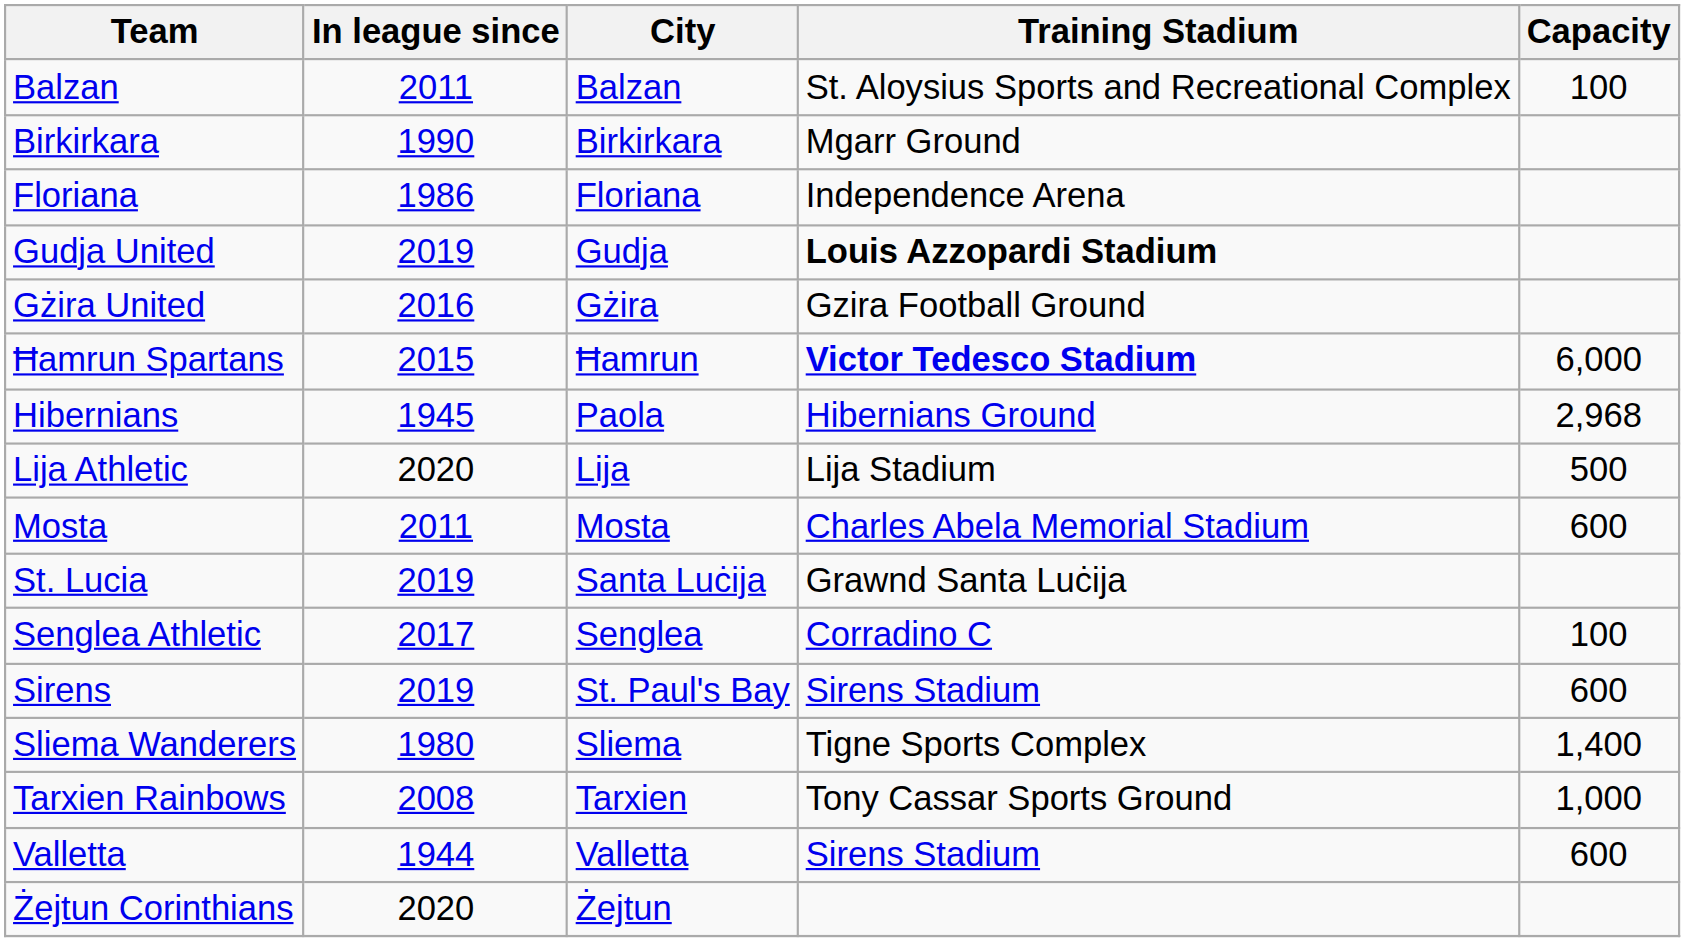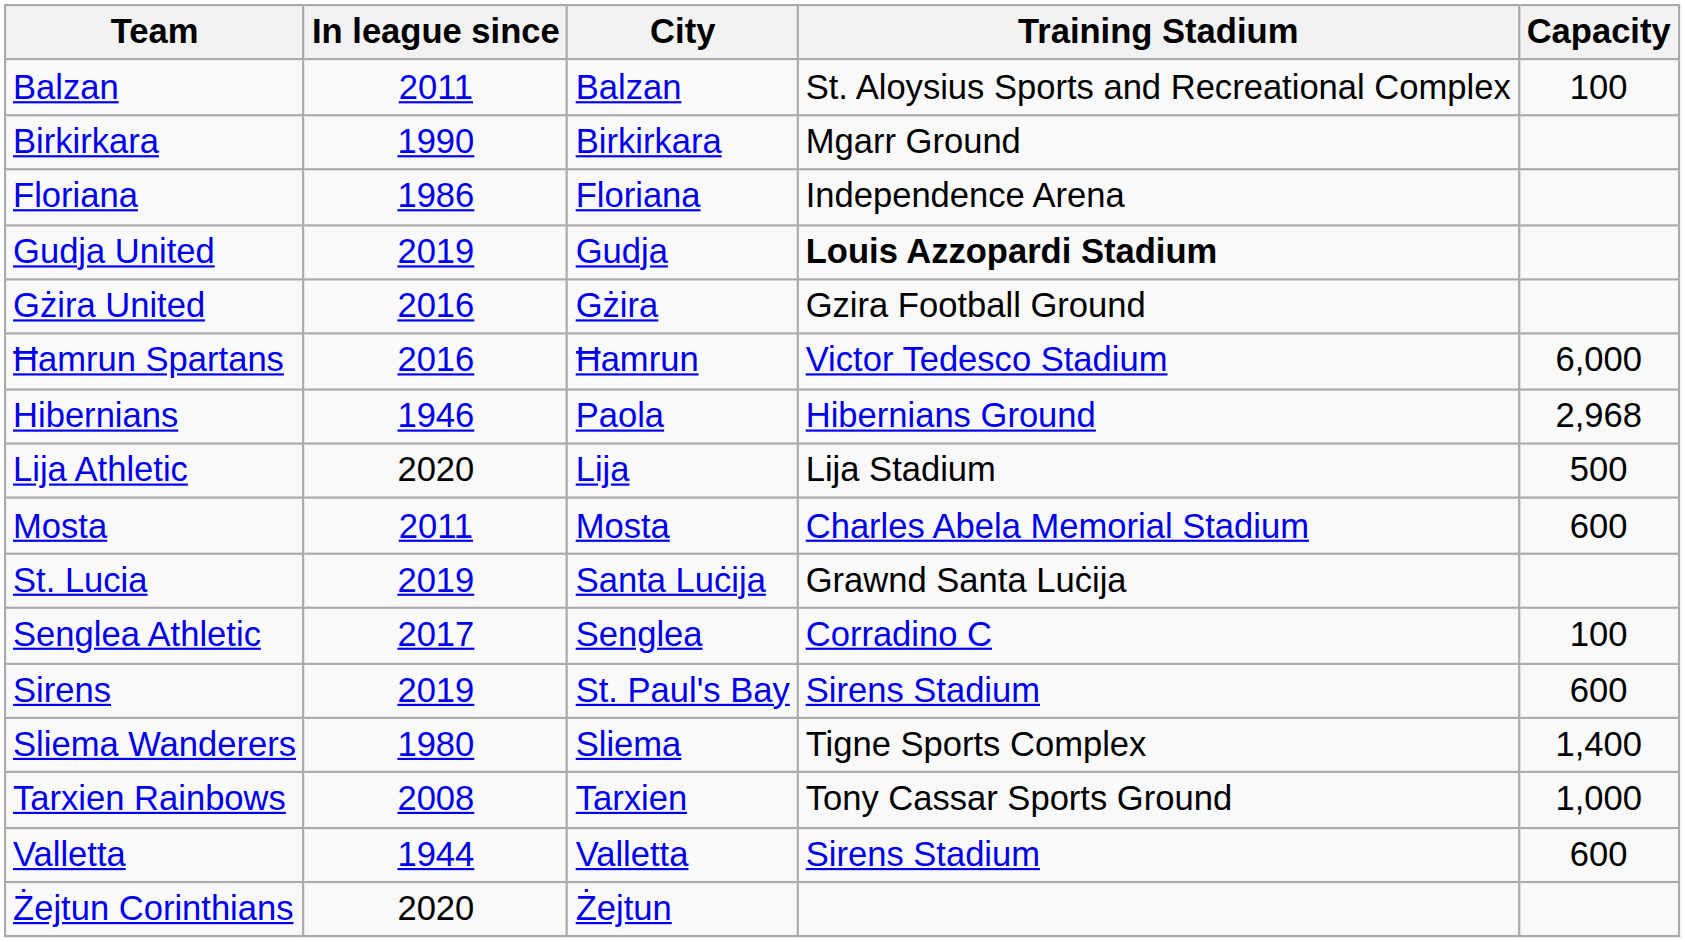(436, 360) 2015 -> (436, 360) 2016
(1001, 360) bold -> (987, 360) normal
(436, 415) 1945 -> (436, 415) 1946
